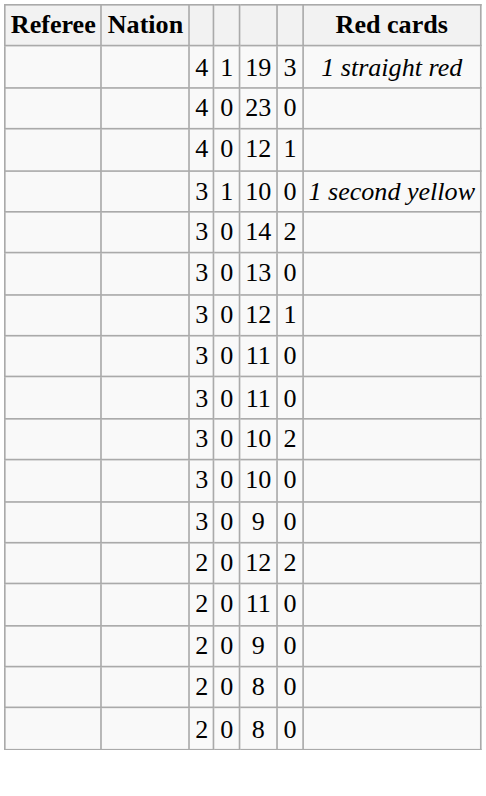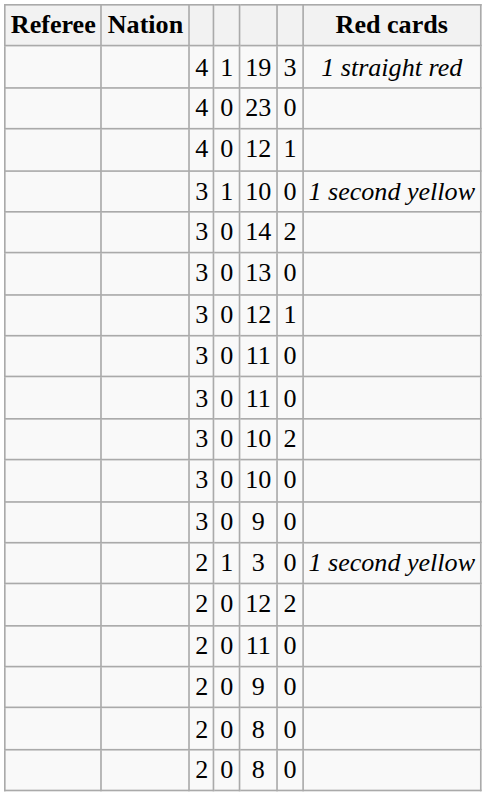+ row: (202, 562)
